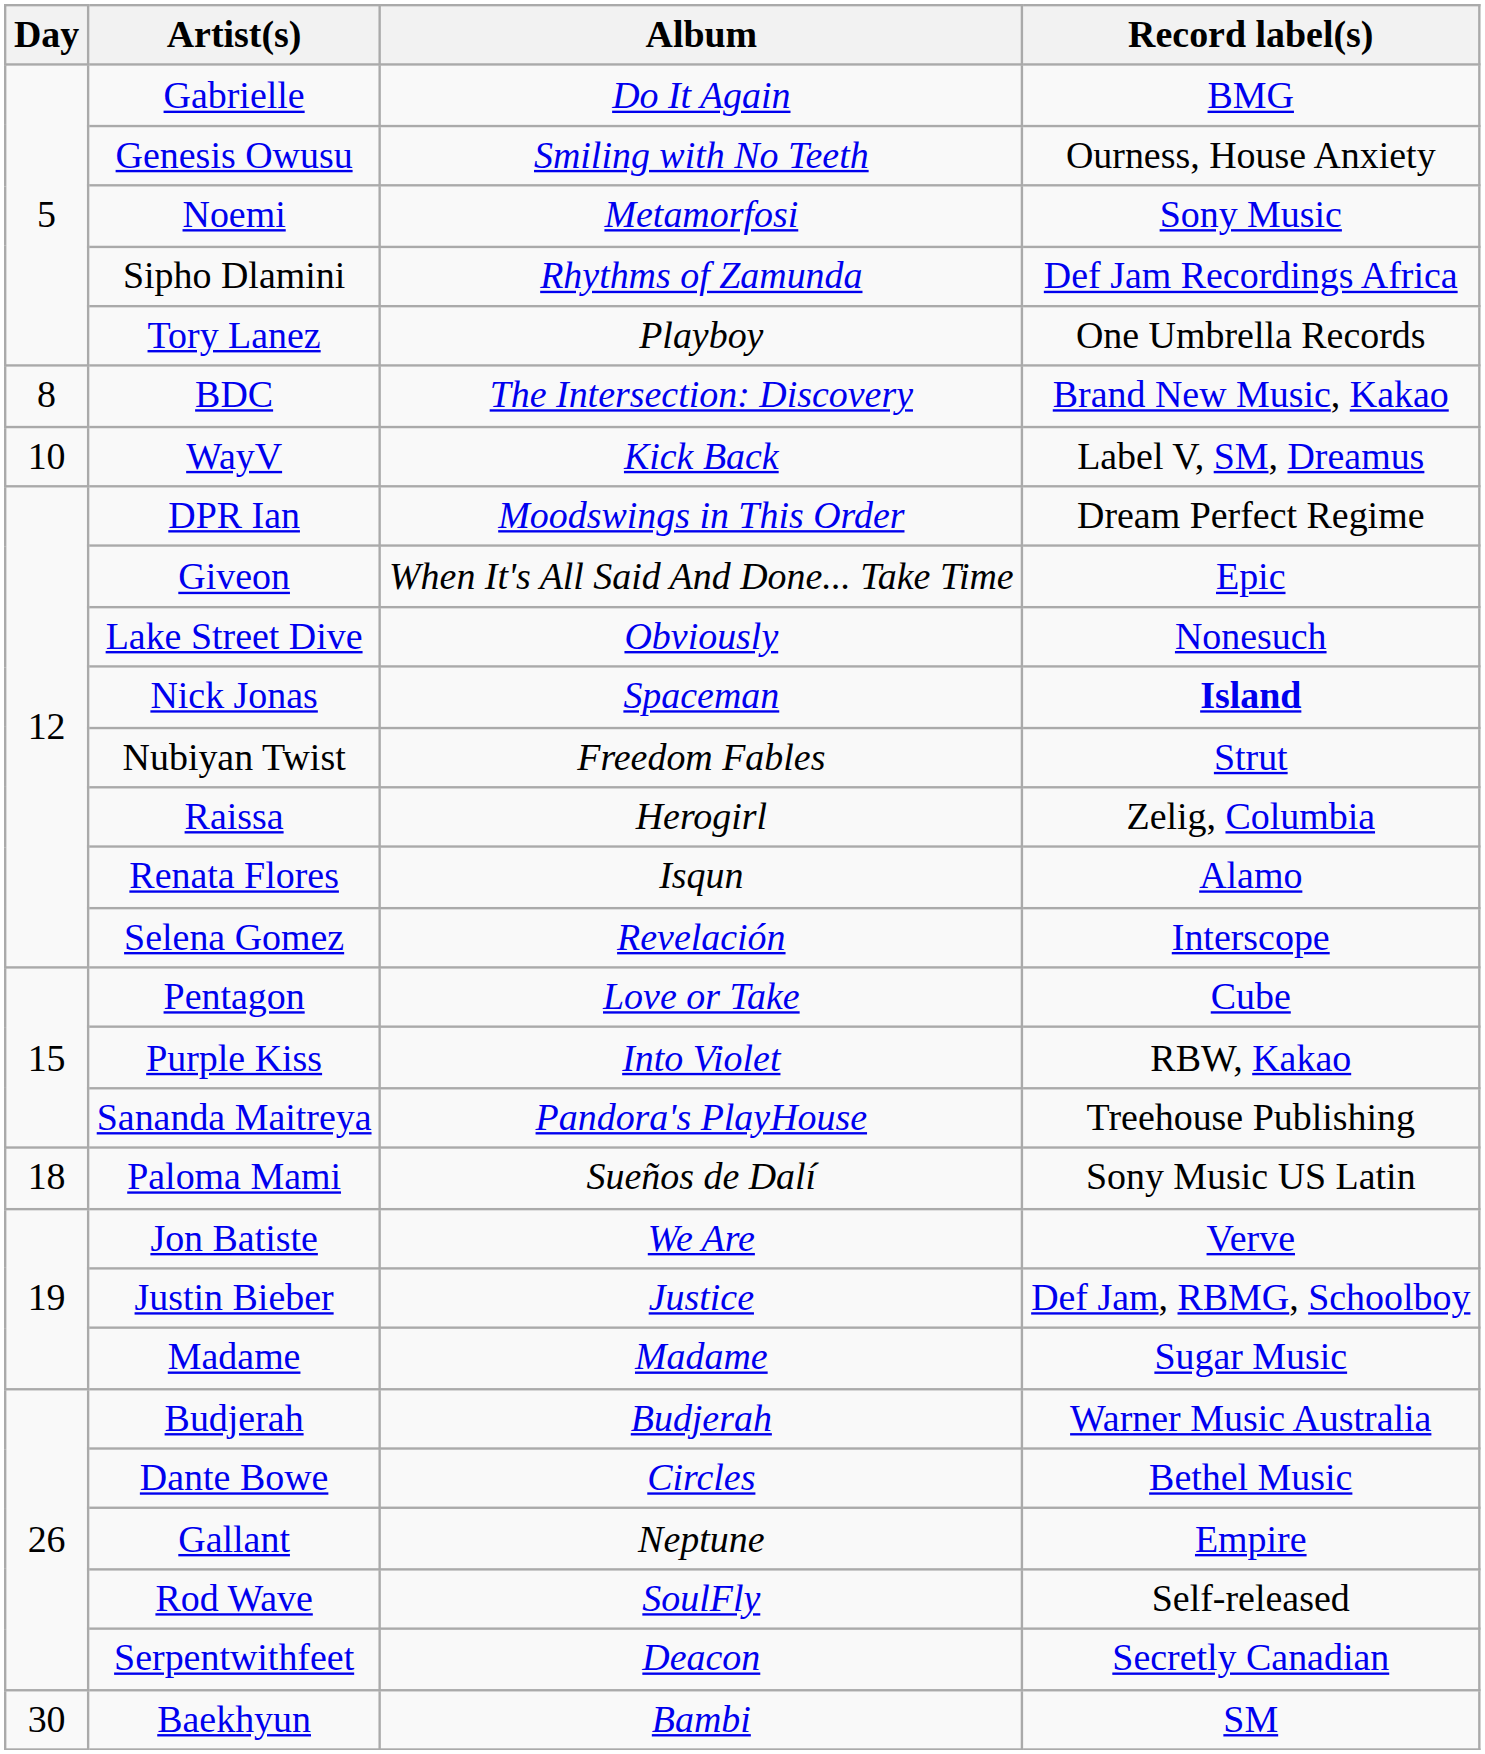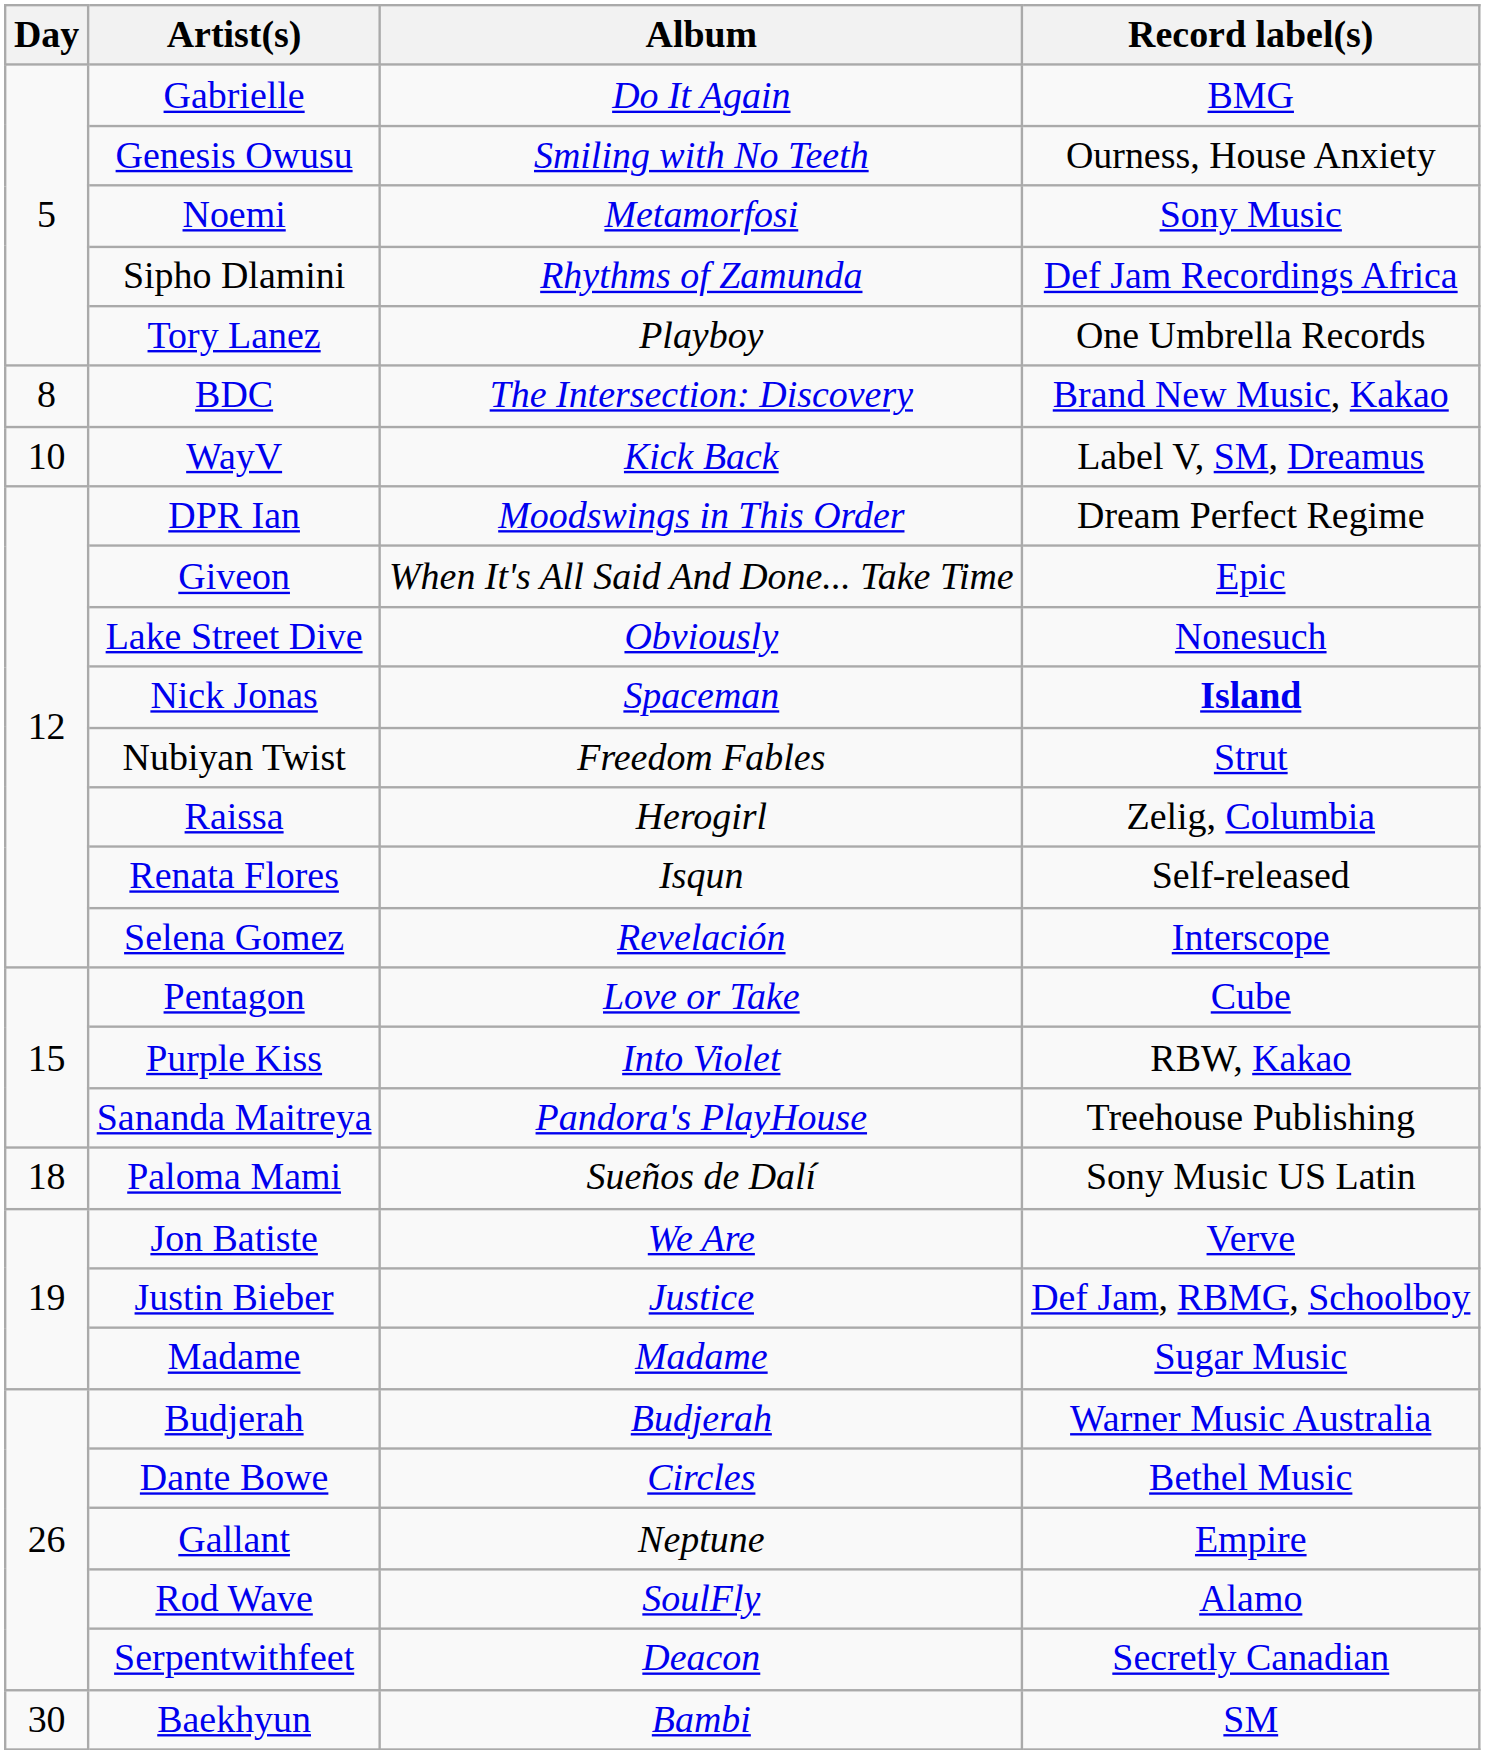(1251, 876) Alamo -> (1251, 876) Self-released
(1251, 1598) Self-released -> (1251, 1598) Alamo
